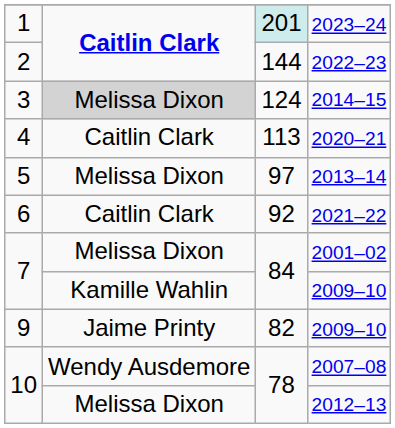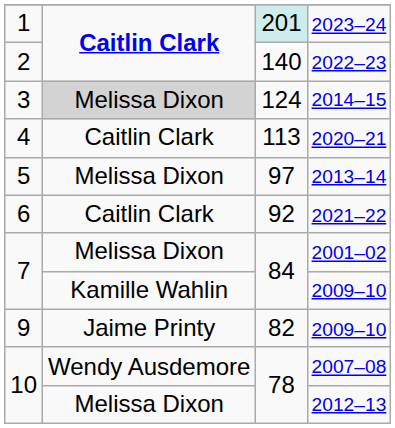(281, 61) 144 -> (281, 61) 140
